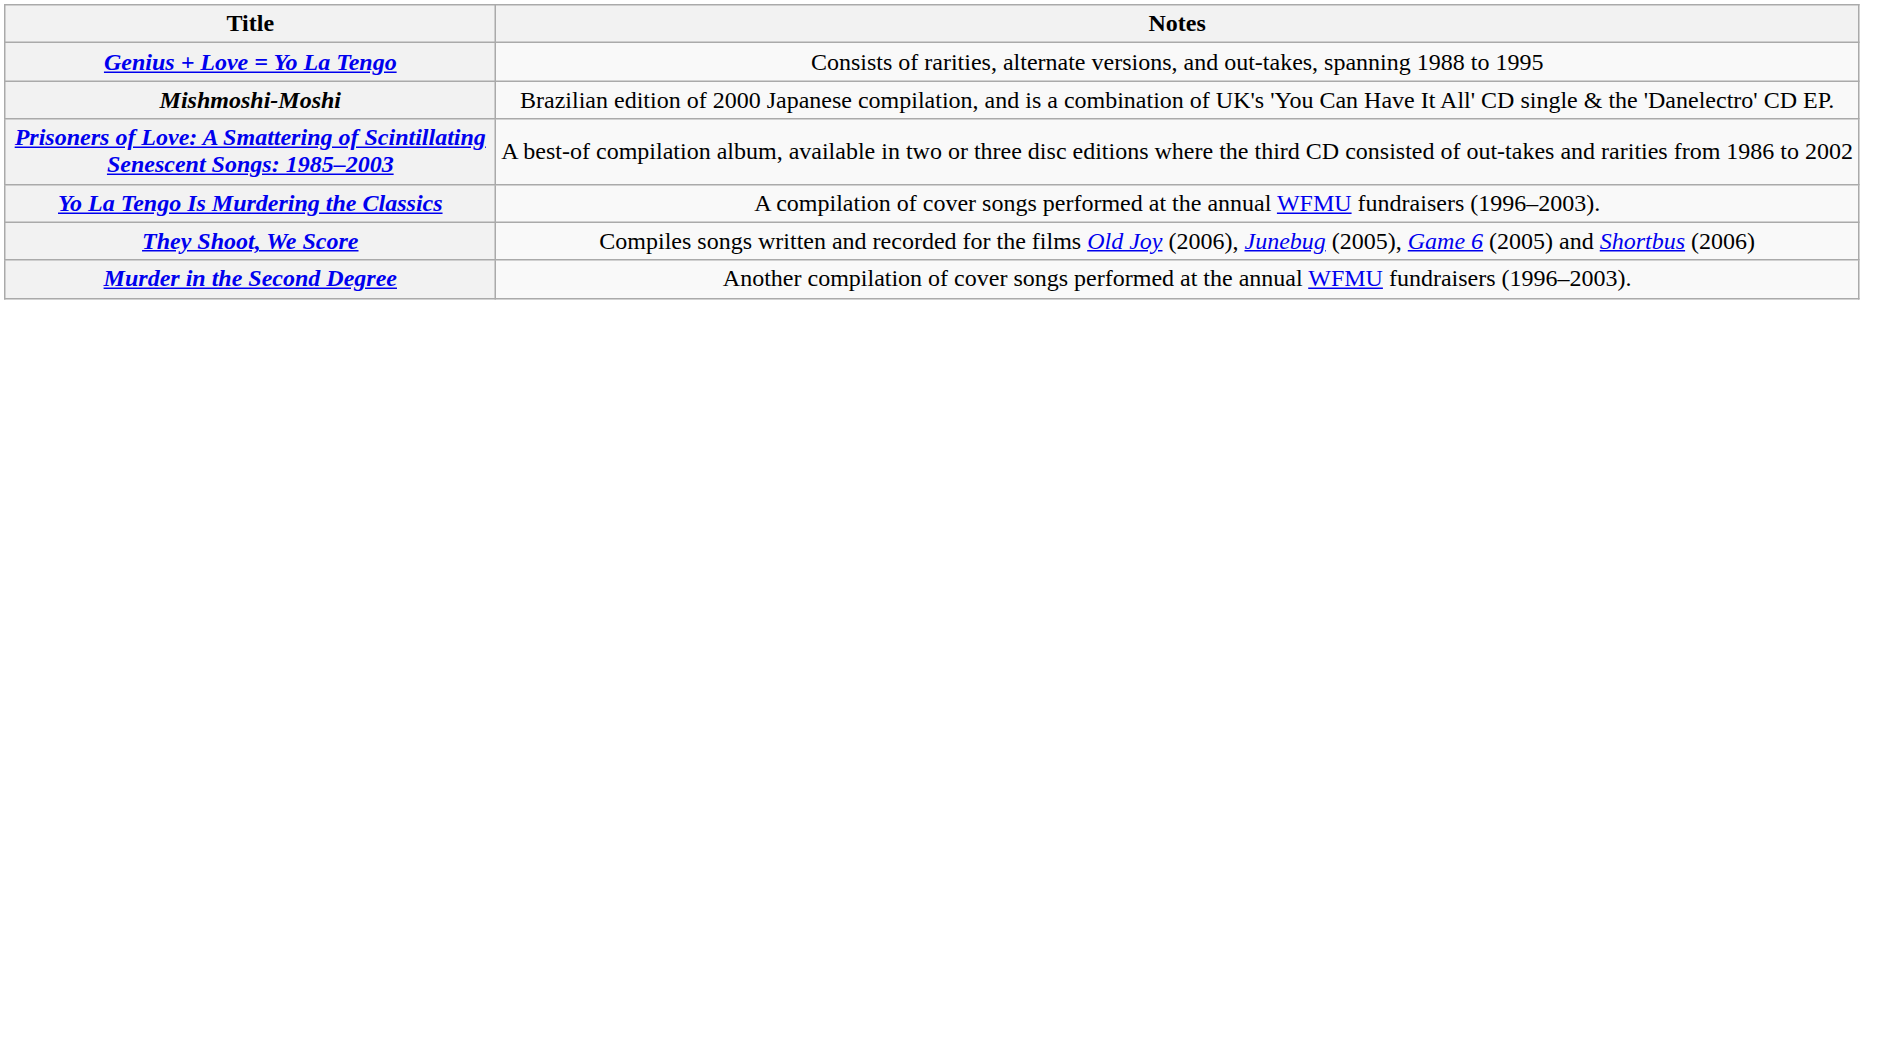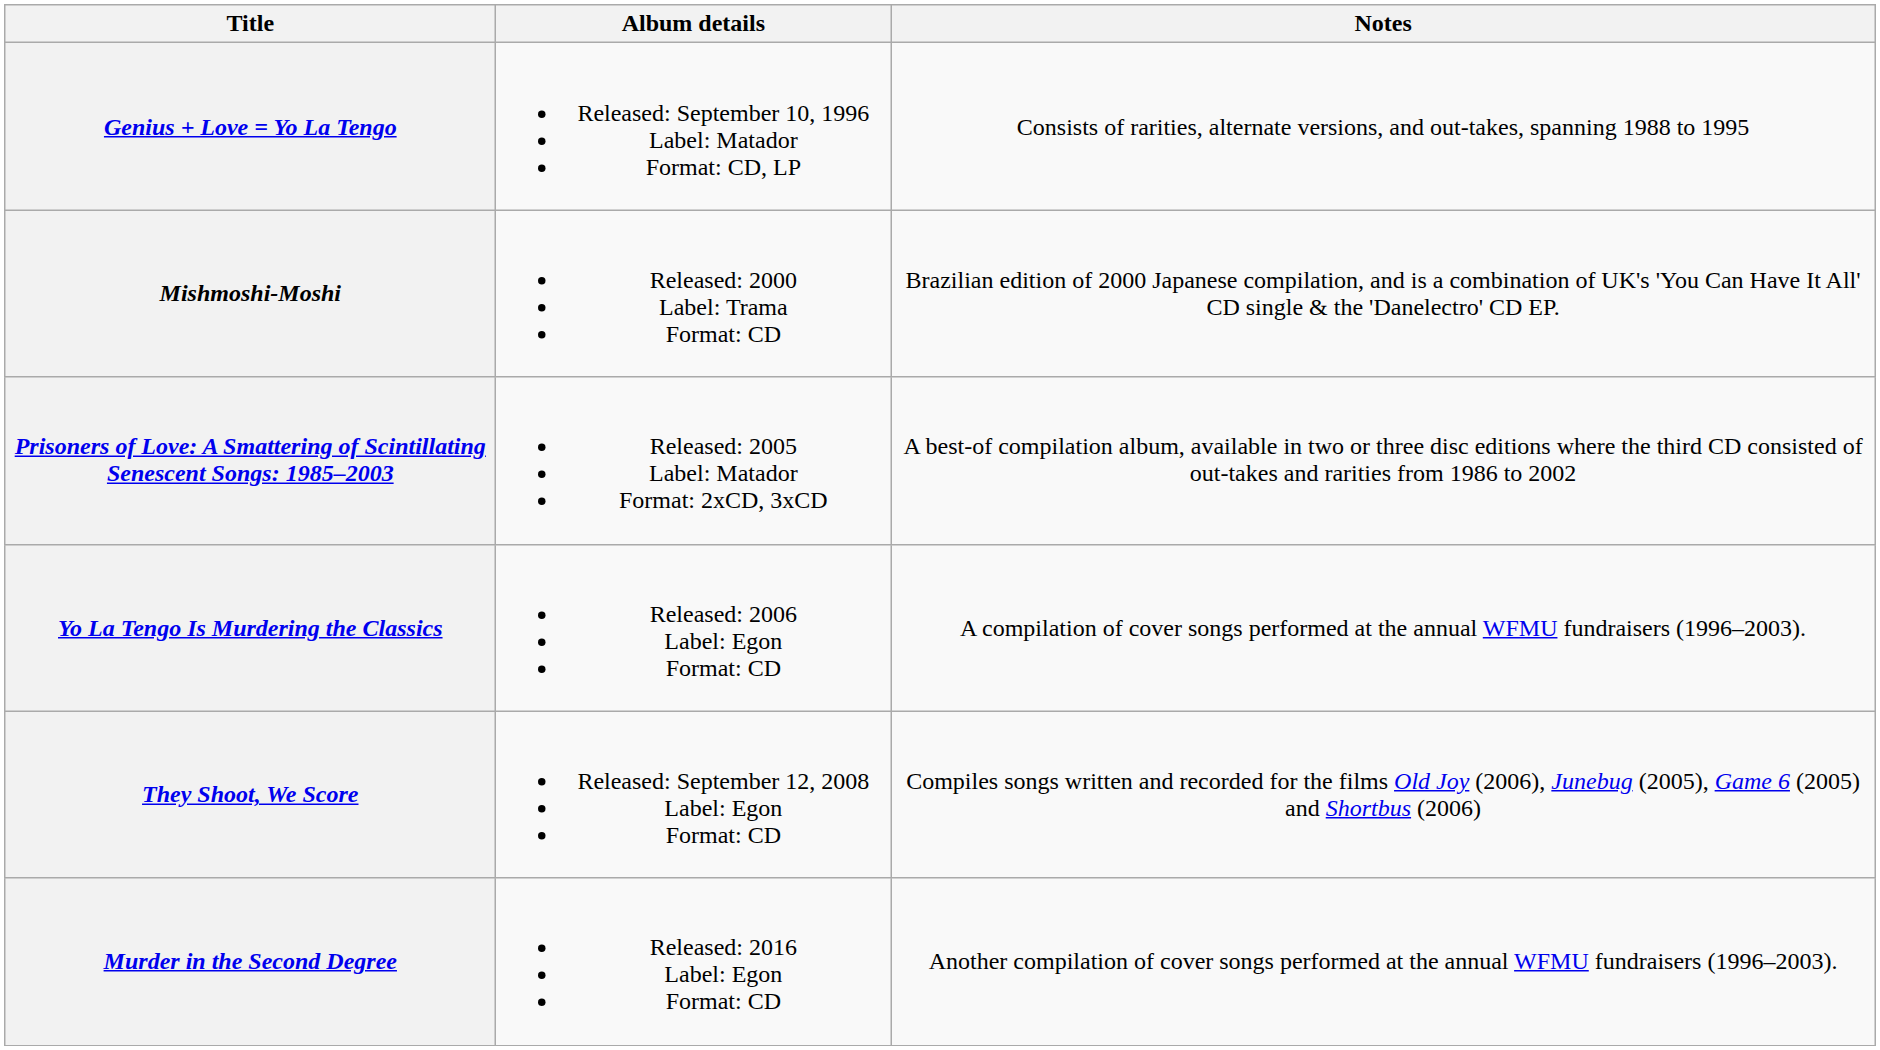+ column: (693, 23)
